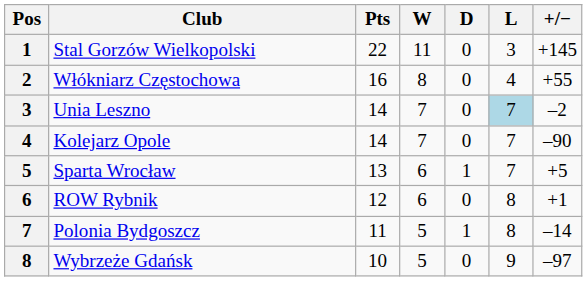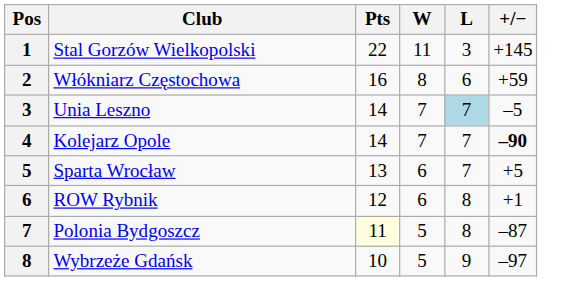- column: (467, 19)
(511, 79) 4 -> (467, 79) 6
(557, 79) +55 -> (513, 79) +59
(557, 110) –2 -> (513, 110) –5
(557, 140) normal -> (513, 140) bold
(378, 230) no background -> (378, 230) lightyellow background
(557, 230) –14 -> (513, 230) –87
